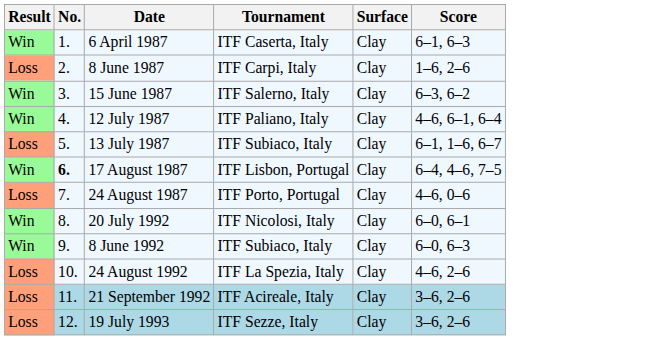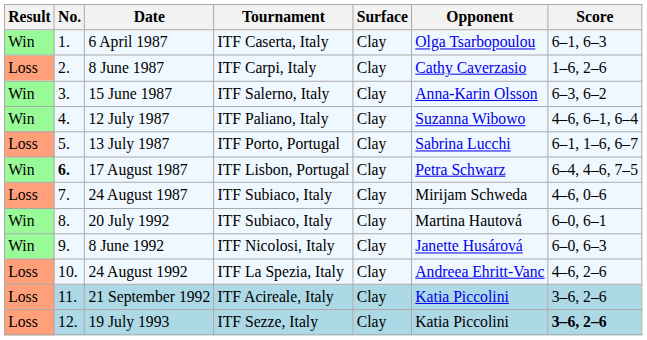+ column: (480, 16)
(275, 143) ITF Subiaco, Italy -> (279, 143) ITF Porto, Portugal
(279, 194) ITF Porto, Portugal -> (275, 194) ITF Subiaco, Italy
(276, 220) ITF Nicolosi, Italy -> (275, 220) ITF Subiaco, Italy
(275, 245) ITF Subiaco, Italy -> (276, 245) ITF Nicolosi, Italy
(443, 322) normal -> (579, 322) bold
